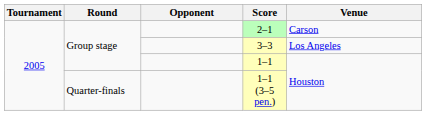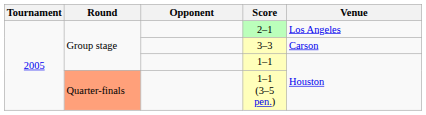(304, 29) Carson -> (315, 29) Los Angeles
(315, 45) Los Angeles -> (304, 45) Carson
(96, 90) no background -> (96, 90) lightsalmon background
